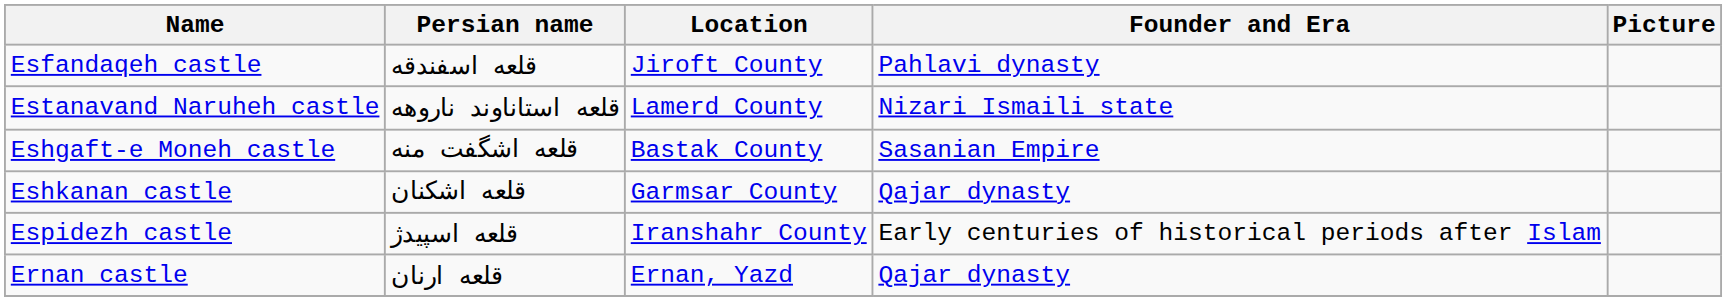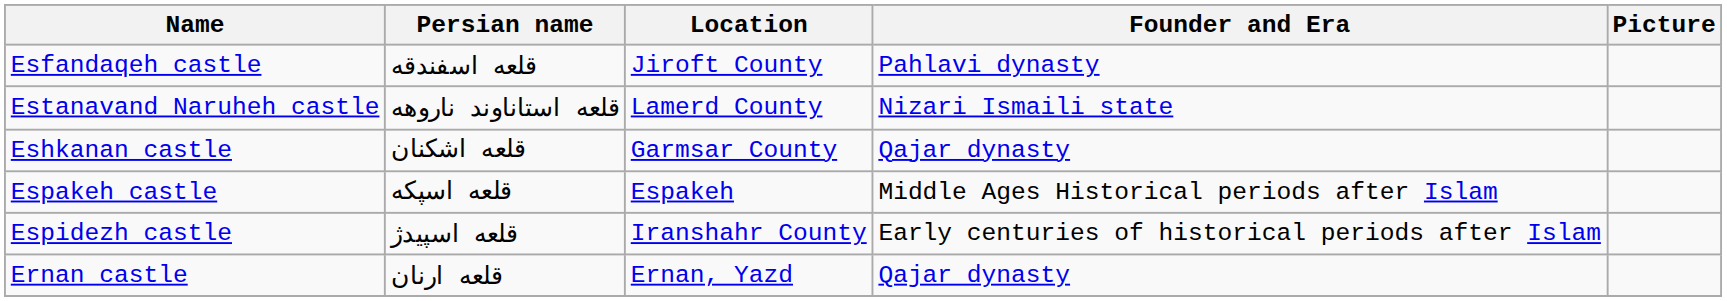- row: (173, 150)
+ row: (114, 192)
